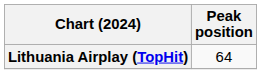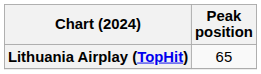(224, 56) 64 -> (224, 56) 65
